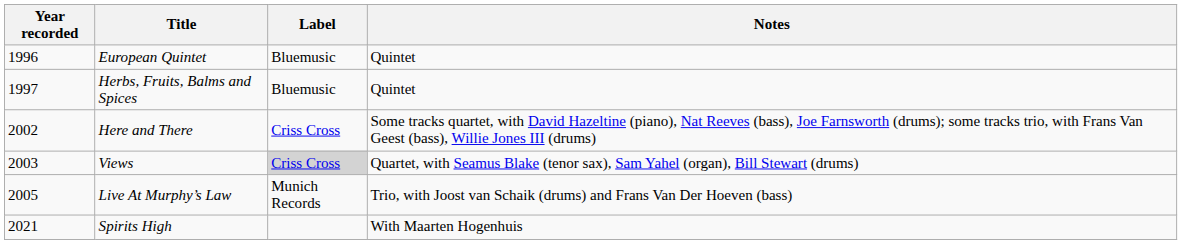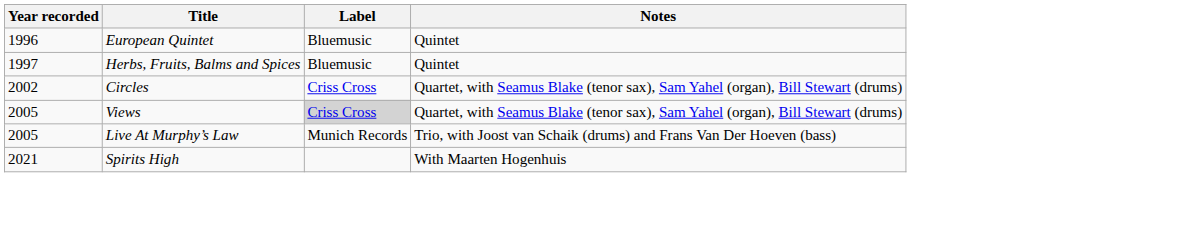- row: (146, 130)
+ row: (127, 87)
(23, 162) 2003 -> (23, 111) 2005
